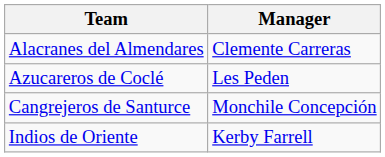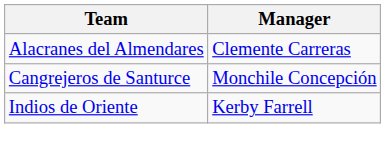- row: (86, 78)
